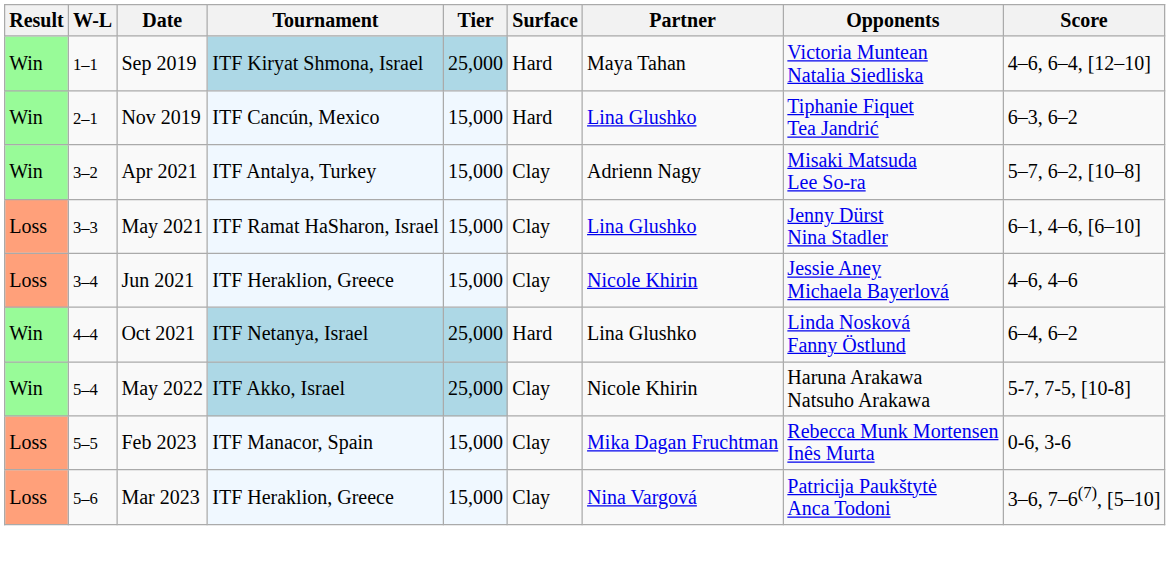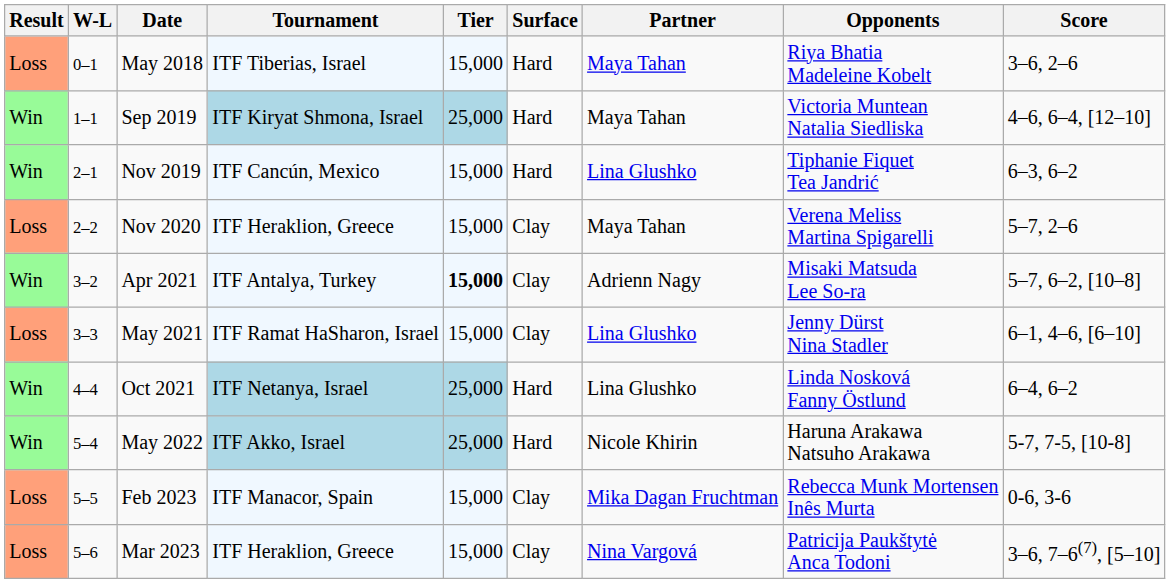+ row: (162, 63)
+ row: (161, 225)
(476, 171) normal -> (476, 280) bold
- row: (158, 280)
(531, 388) Clay -> (532, 442) Hard
